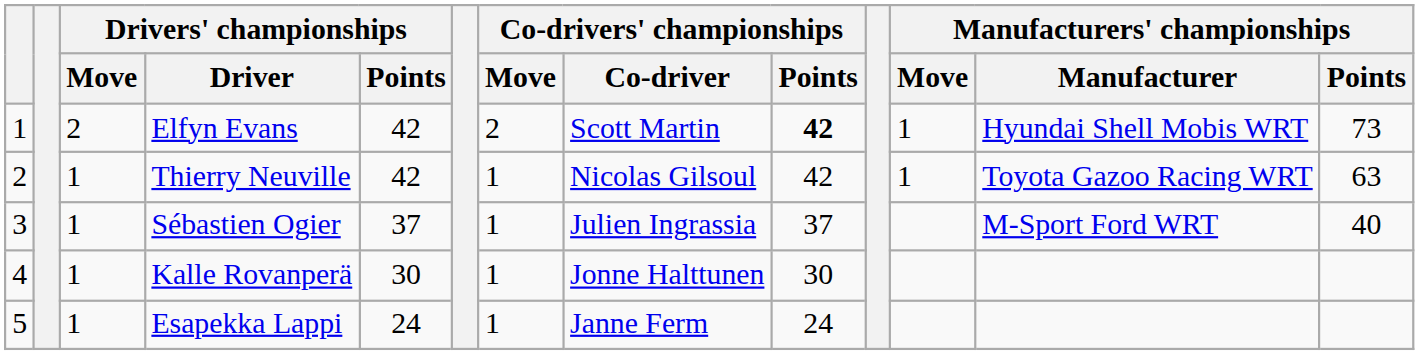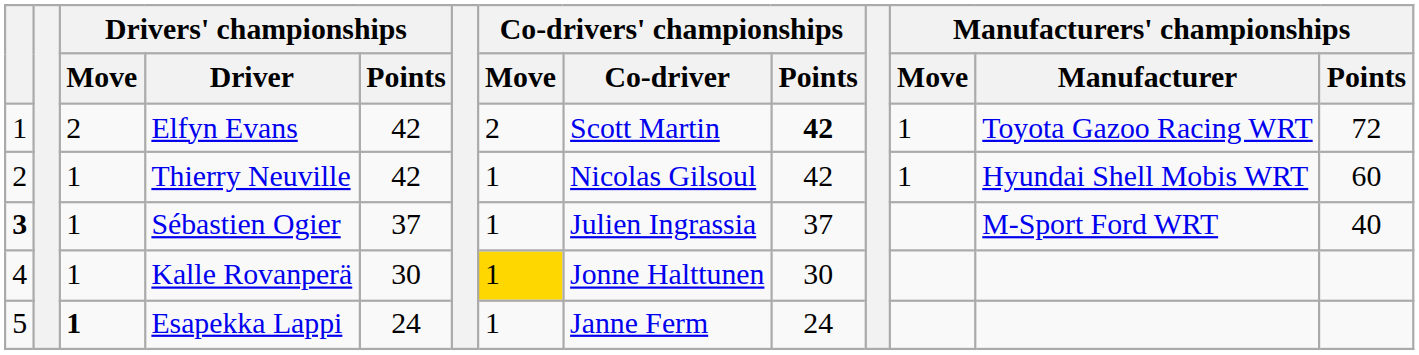(1145, 126) Hyundai Shell Mobis WRT -> (1147, 126) Toyota Gazoo Racing WRT
(1366, 126) 73 -> (1366, 126) 72
(1147, 176) Toyota Gazoo Racing WRT -> (1145, 176) Hyundai Shell Mobis WRT
(1366, 176) 63 -> (1366, 176) 60
(20, 225) normal -> (20, 225) bold
(492, 274) no background -> (492, 274) gold background
(74, 323) normal -> (74, 323) bold
